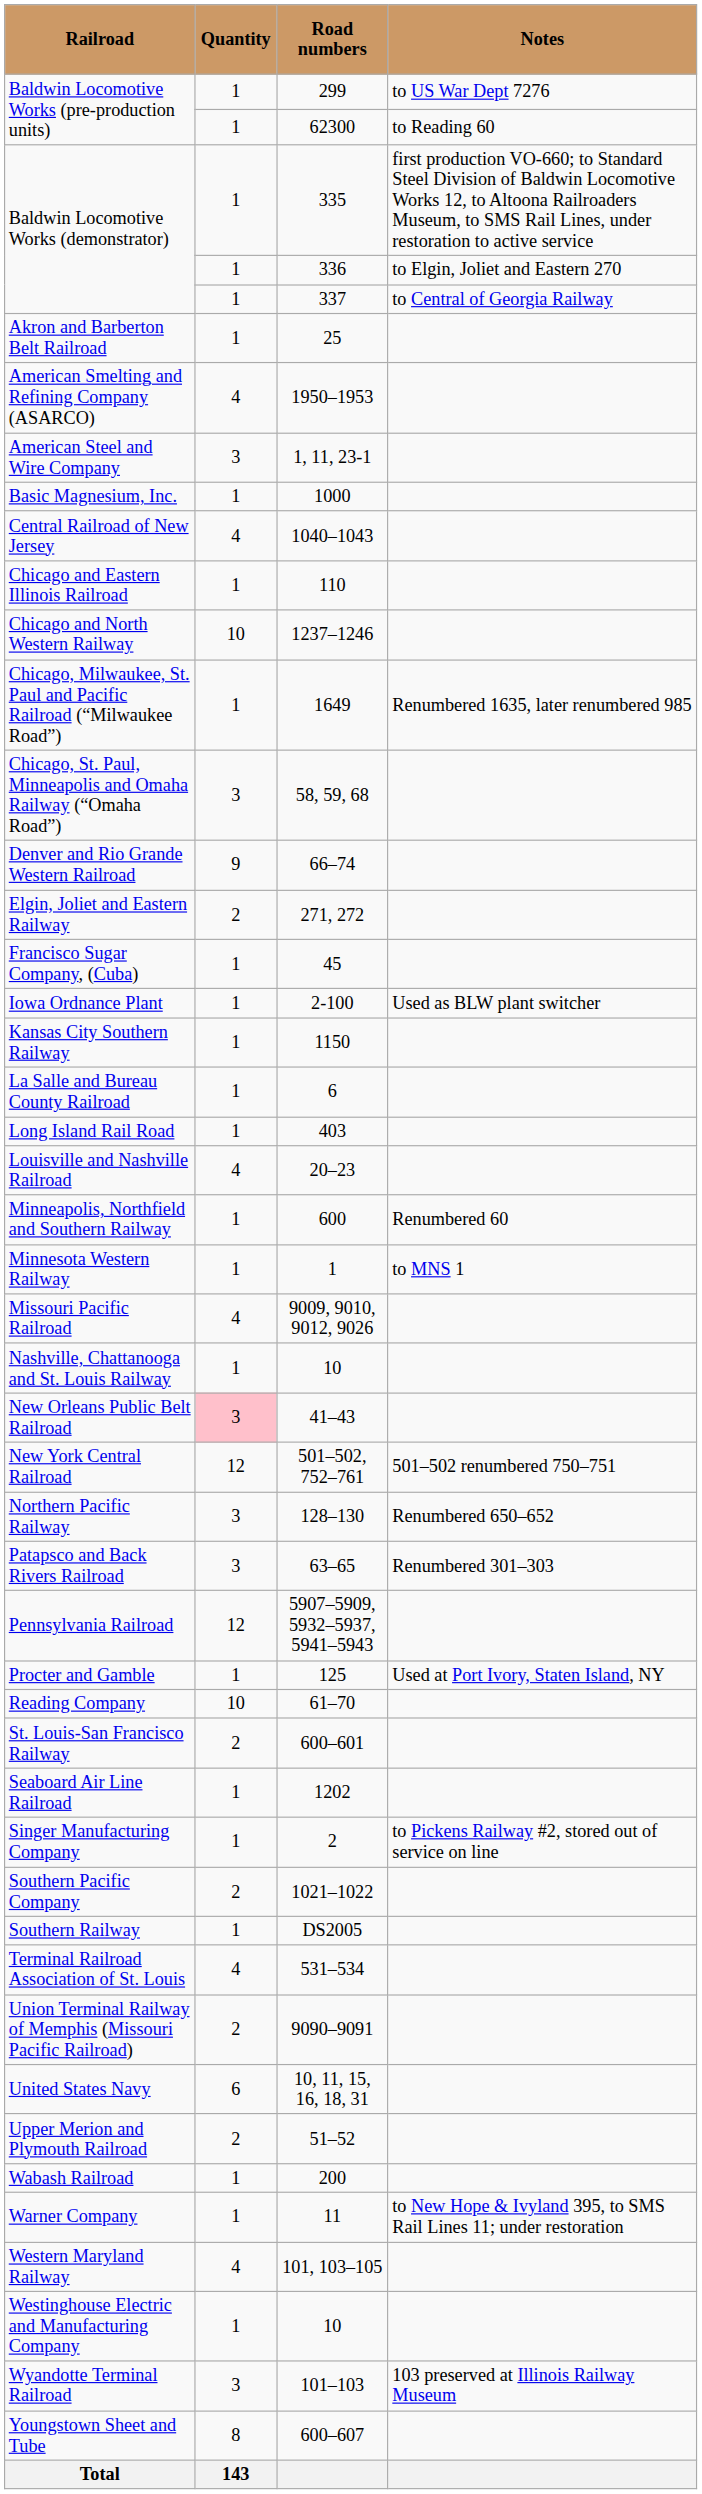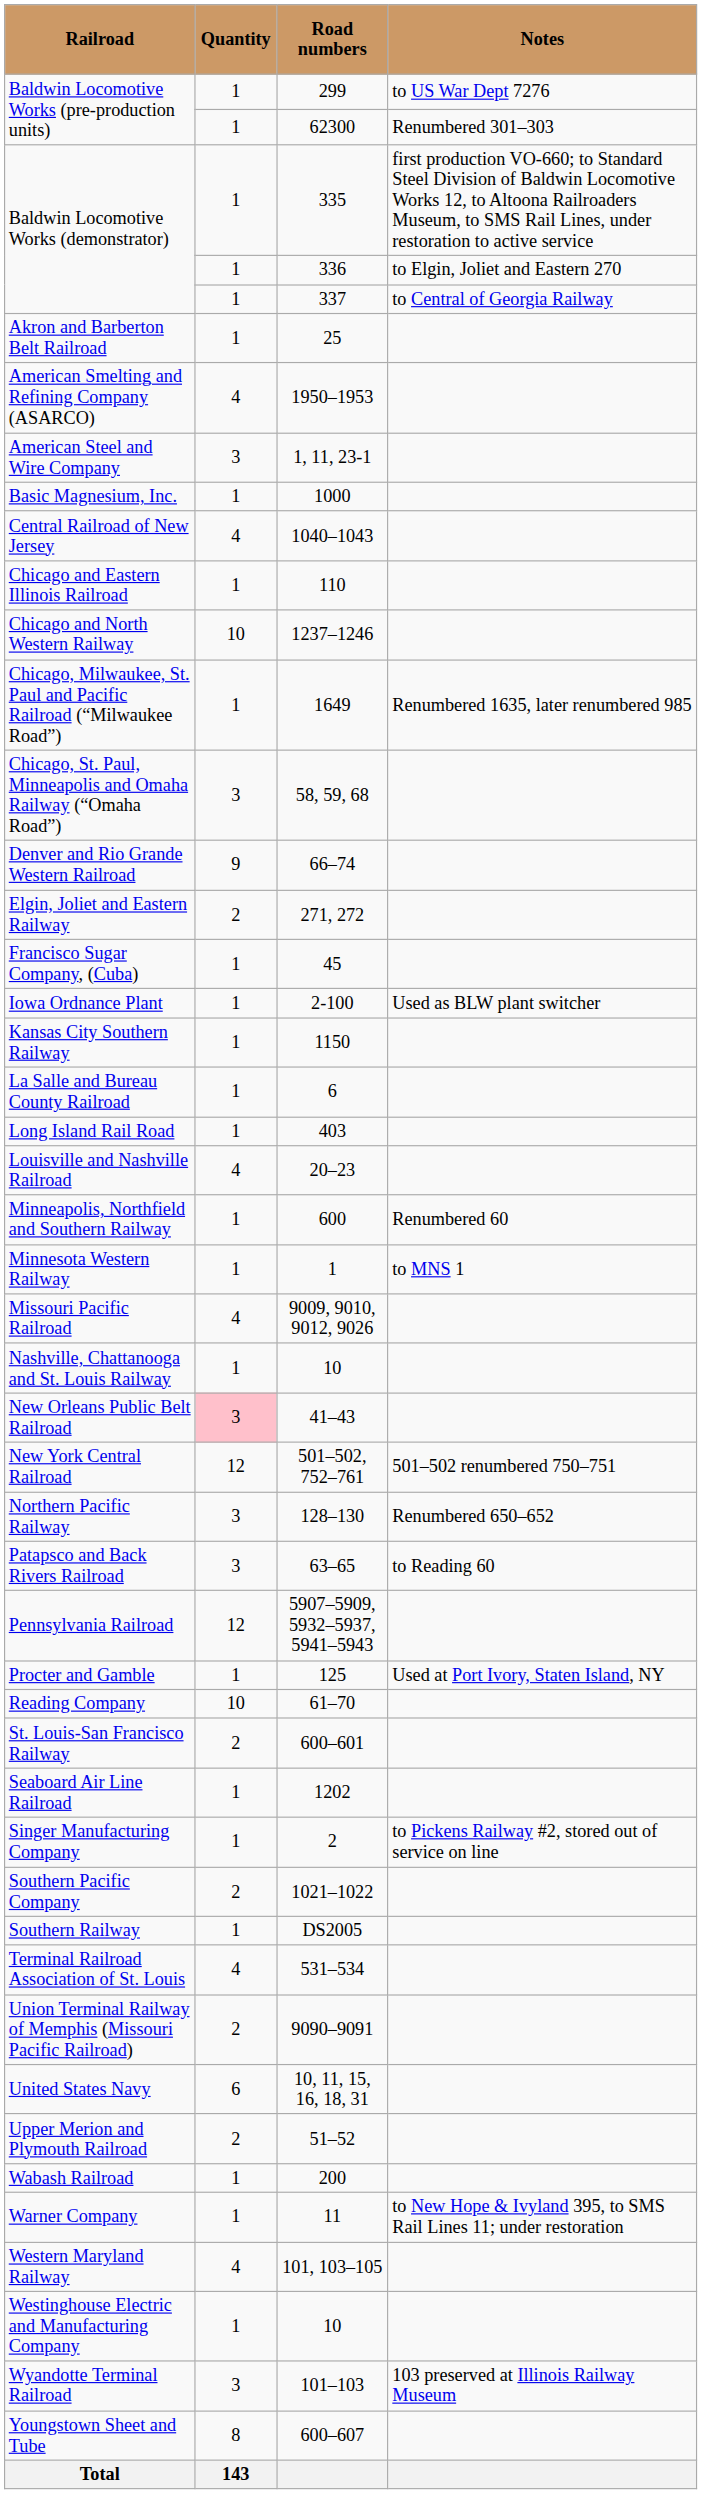(443, 126) to Reading 60 -> (473, 126) Renumbered 301–303
(473, 1565) Renumbered 301–303 -> (443, 1565) to Reading 60
